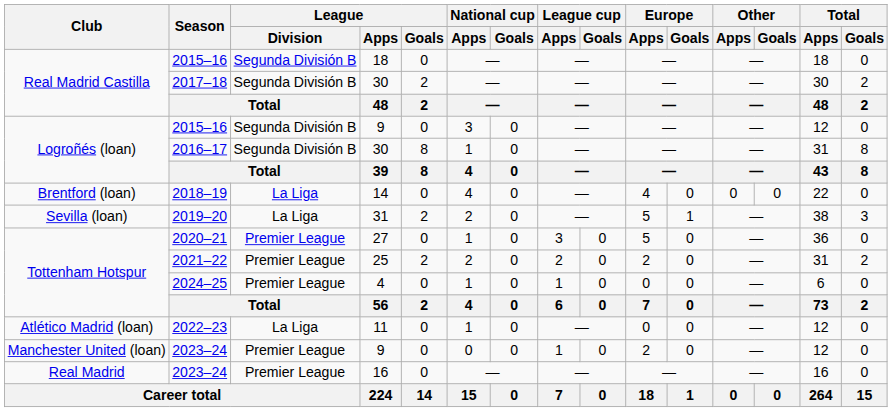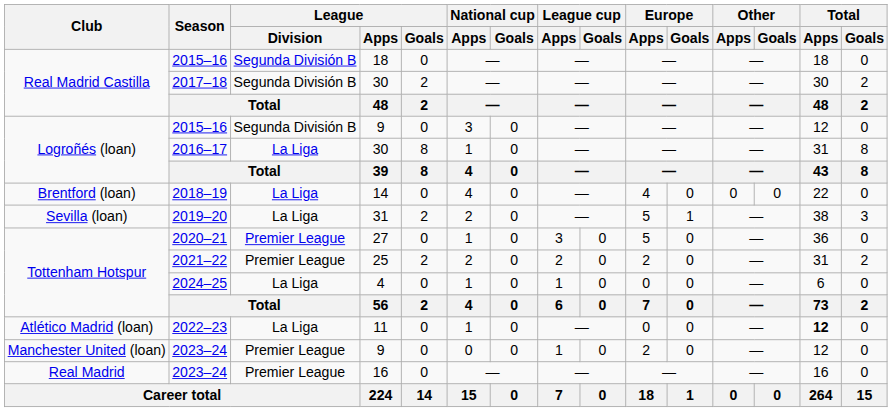(295, 149) Segunda División B -> (295, 149) La Liga
(295, 283) Premier League -> (295, 283) La Liga
(821, 328) normal -> (821, 328) bold
